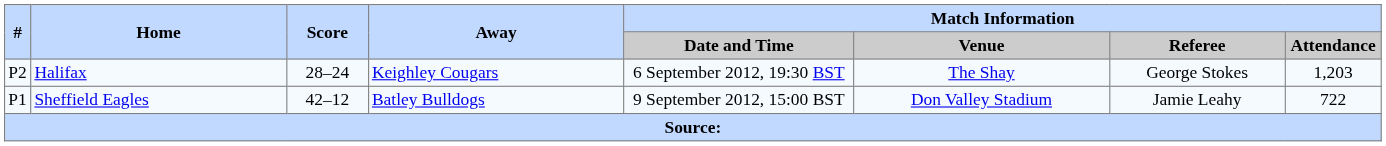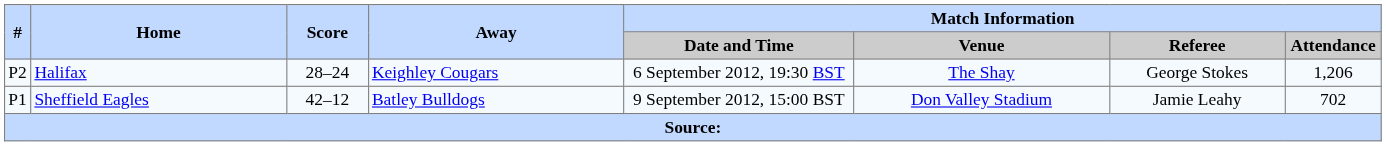(1333, 72) 1,203 -> (1333, 72) 1,206
(1333, 99) 722 -> (1333, 99) 702
